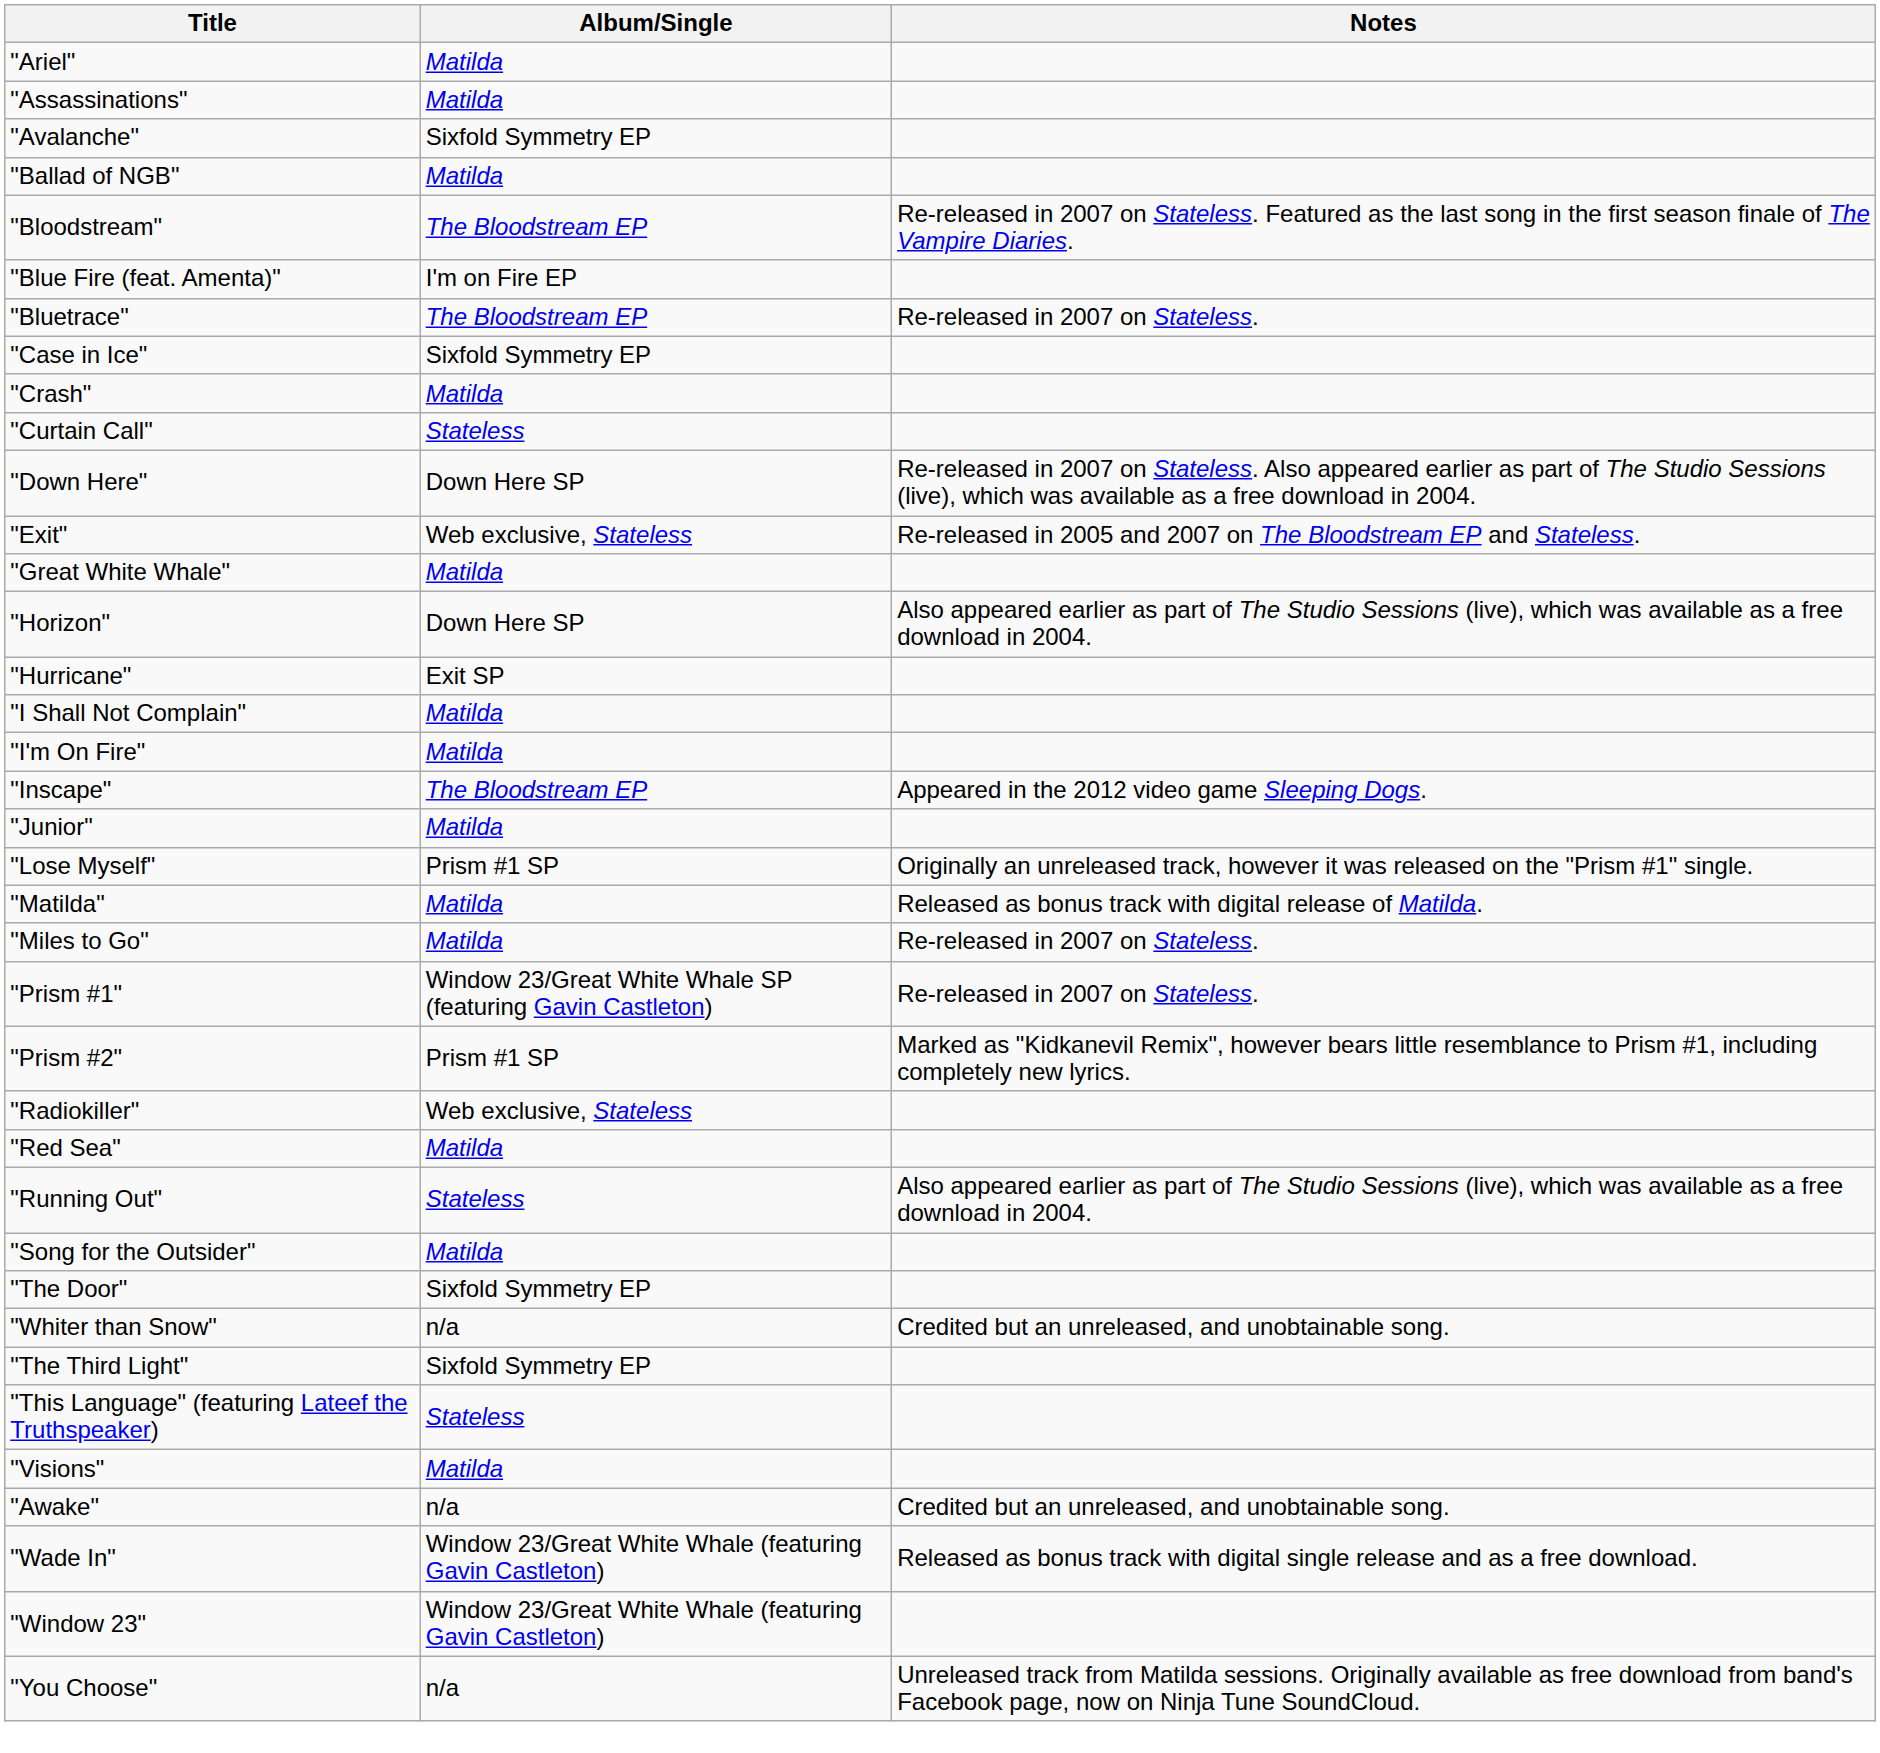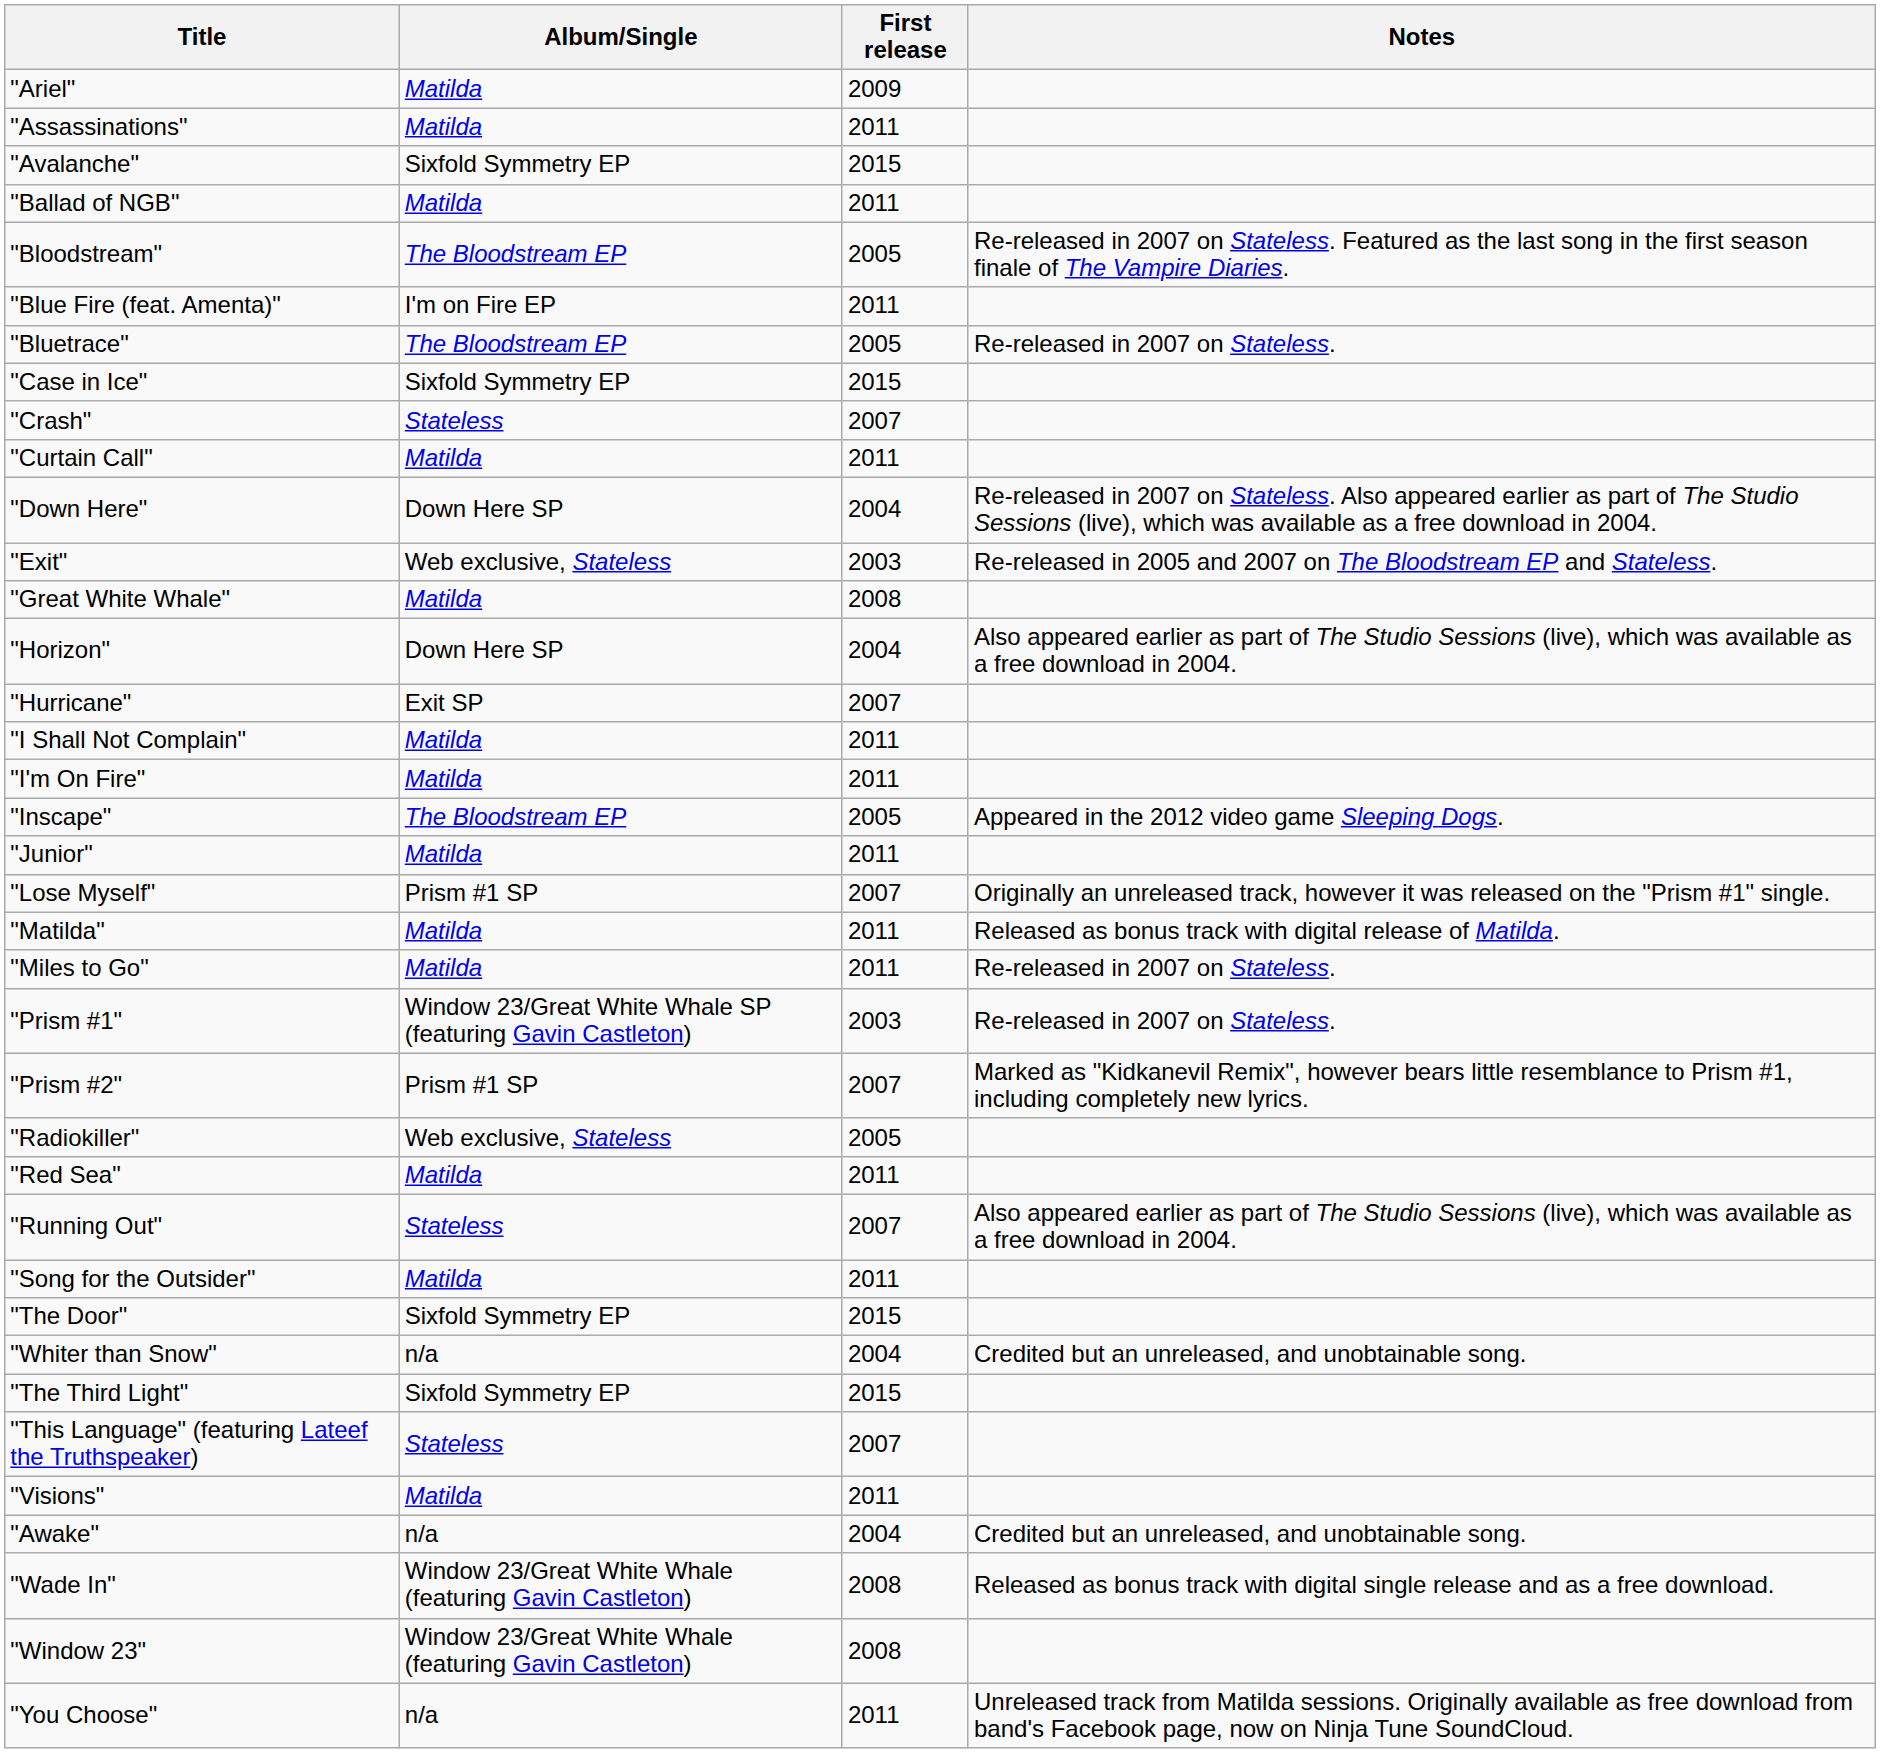+ column: (905, 37)
(464, 393) Matilda -> (454, 420) Stateless
(475, 431) Stateless -> (443, 458) Matilda
